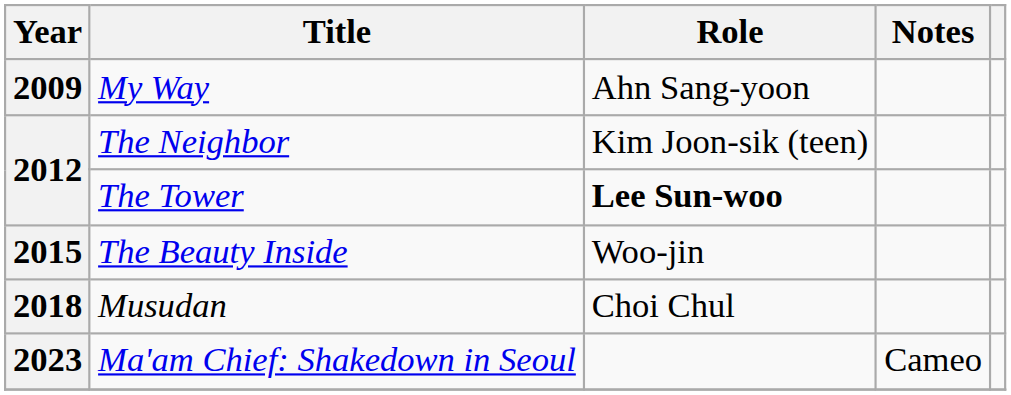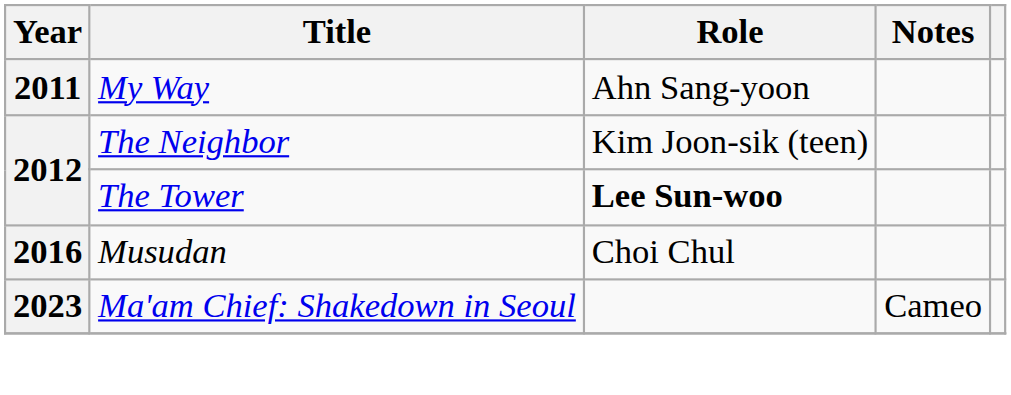(48, 86) 2009 -> (48, 86) 2011
- row: (223, 251)
(48, 305) 2018 -> (48, 251) 2016
